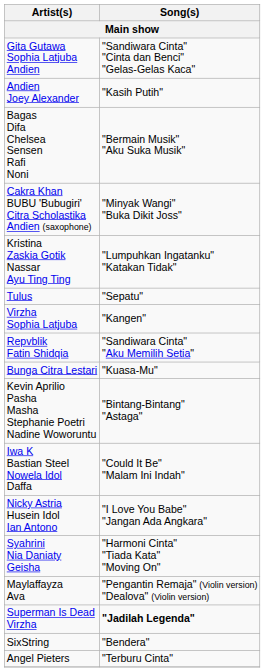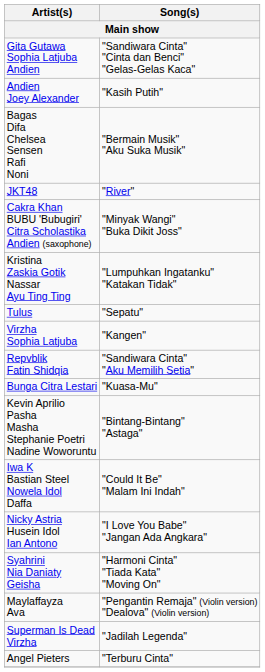+ row: (22, 191)
(148, 619) bold -> (145, 636) normal
- row: (28, 642)
